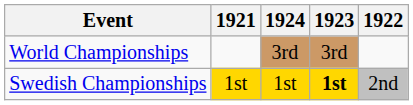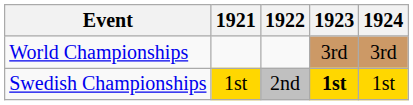columns swapped: (383, 20) <-> (285, 20)
